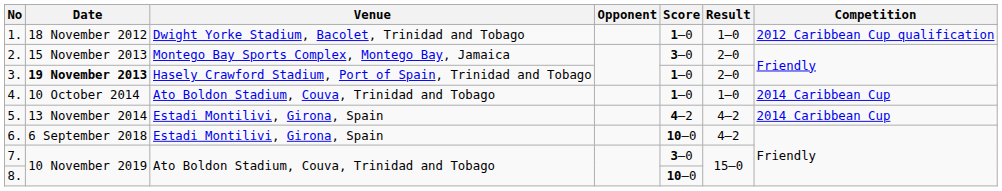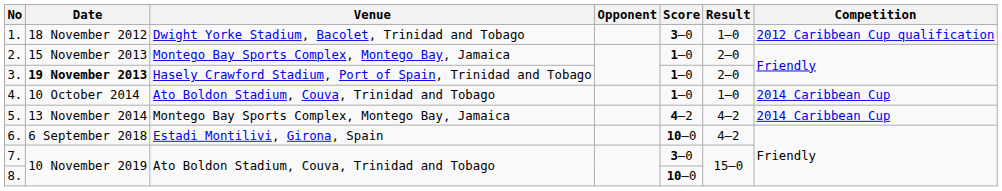(682, 35) 1–0 -> (682, 35) 3–0
(682, 55) 3–0 -> (682, 55) 1–0
(268, 115) Estadi Montilivi, Girona, Spain -> (331, 115) Montego Bay Sports Complex, Montego Bay, Jamaica
